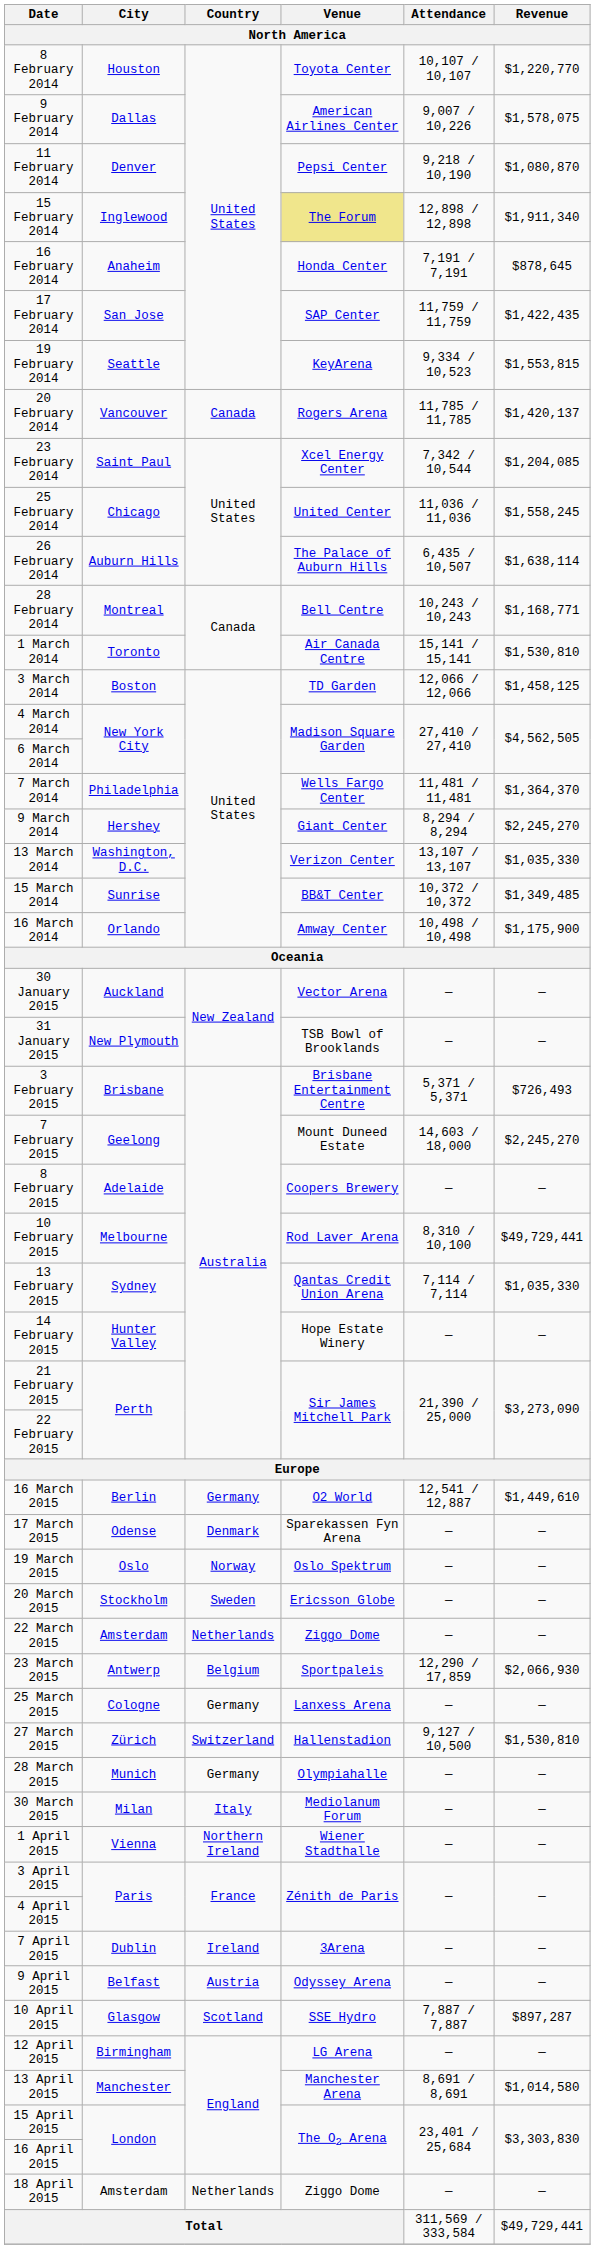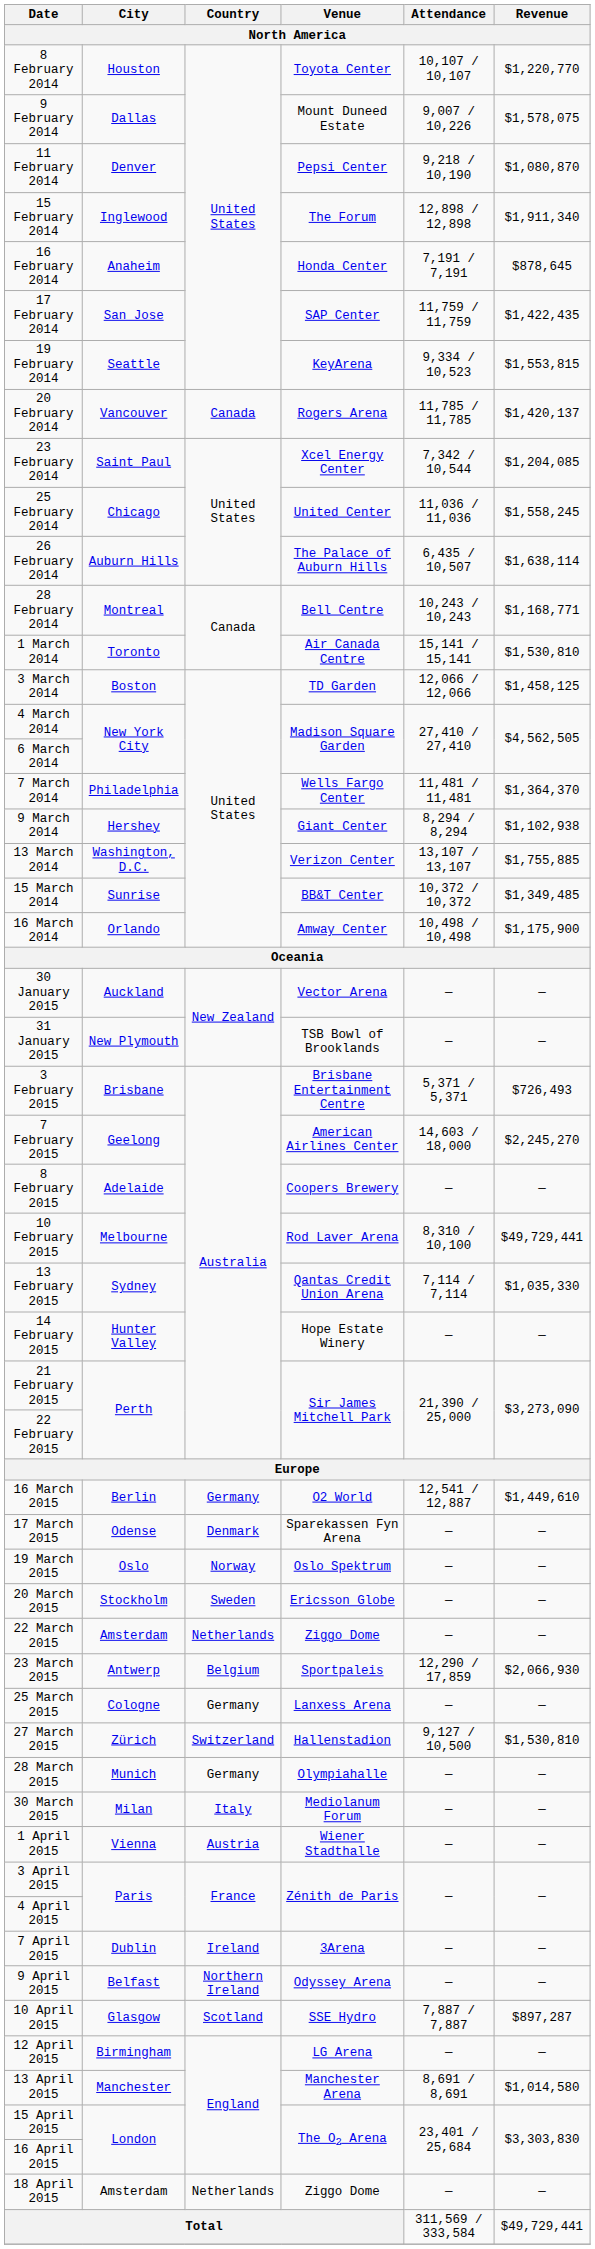(342, 119) American Airlines Center -> (342, 119) Mount Duneed Estate
(342, 217) khaki background -> (342, 217) no background
(542, 826) $2,245,270 -> (542, 826) $1,102,938
(542, 861) $1,035,330 -> (542, 861) $1,755,885
(342, 1140) Mount Duneed Estate -> (342, 1140) American Airlines Center
(233, 1844) Northern Ireland -> (233, 1844) Austria
(233, 1983) Austria -> (233, 1983) Northern Ireland
